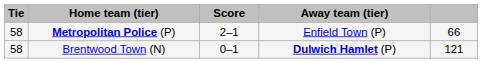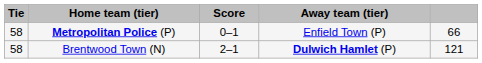(229, 32) 2–1 -> (229, 32) 0–1
(229, 50) 0–1 -> (229, 50) 2–1
